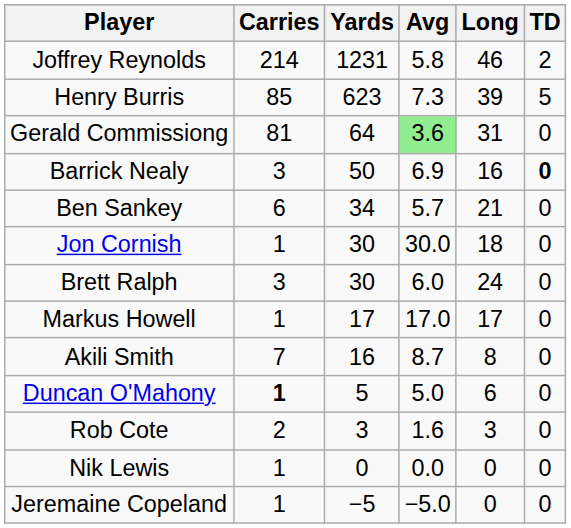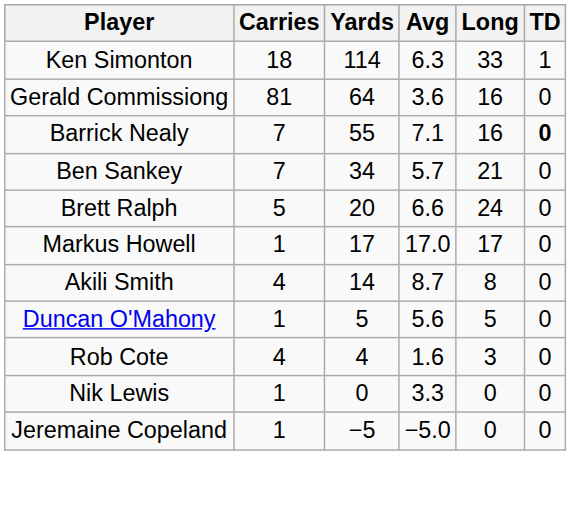- row: (119, 60)
- row: (119, 97)
+ row: (119, 60)
(428, 134) lightgreen background -> (428, 97) no background
(490, 134) 31 -> (490, 97) 16
(279, 171) 3 -> (279, 134) 7
(362, 171) 50 -> (362, 134) 55
(428, 171) 6.9 -> (428, 134) 7.1
(279, 208) 6 -> (279, 171) 7
- row: (119, 245)
(279, 282) 3 -> (279, 208) 5
(362, 282) 30 -> (362, 208) 20
(428, 282) 6.0 -> (428, 208) 6.6
(279, 356) 7 -> (279, 282) 4
(362, 356) 16 -> (362, 282) 14
(279, 393) bold -> (279, 319) normal
(428, 393) 5.0 -> (428, 319) 5.6
(490, 393) 6 -> (490, 319) 5
(279, 430) 2 -> (279, 356) 4
(362, 430) 3 -> (362, 356) 4
(428, 467) 0.0 -> (428, 393) 3.3
